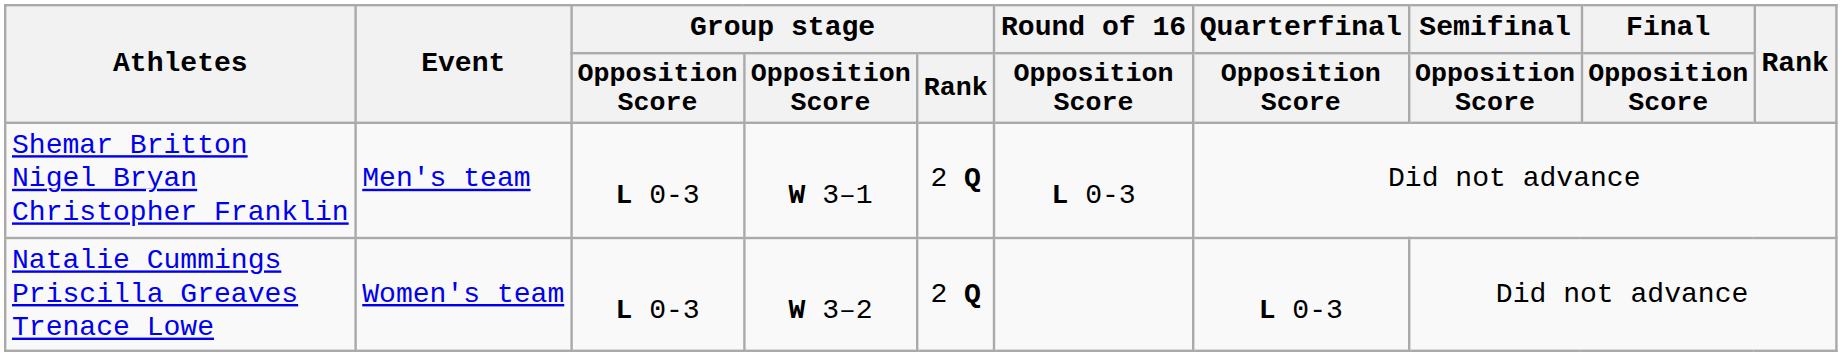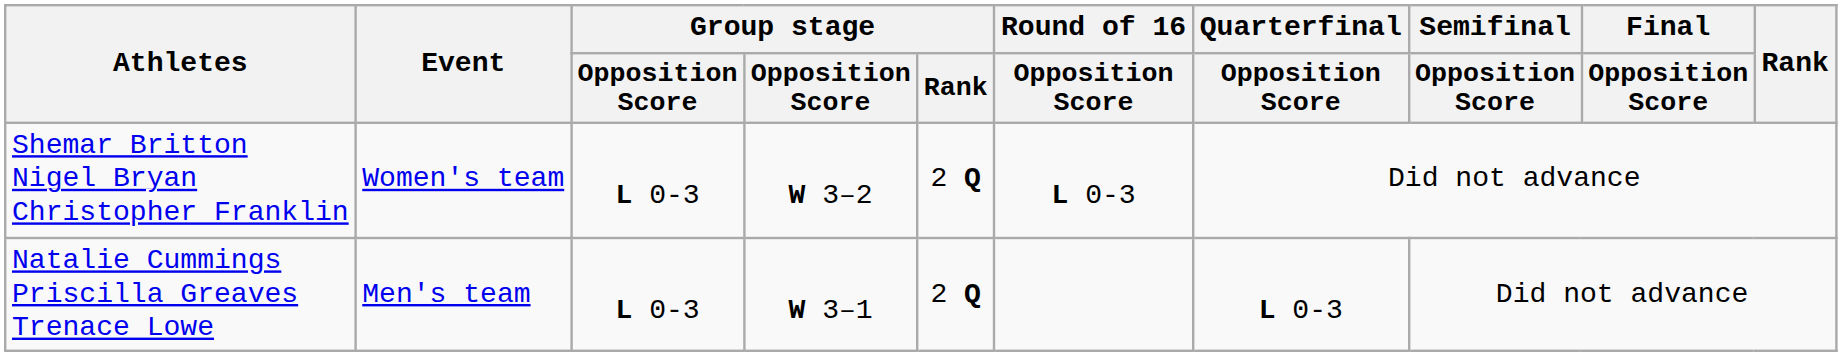(446, 180) Men's team -> (463, 180) Women's team
(831, 197) W 3–1 -> (831, 197) W 3–2
(463, 294) Women's team -> (446, 294) Men's team
(831, 311) W 3–2 -> (831, 311) W 3–1
